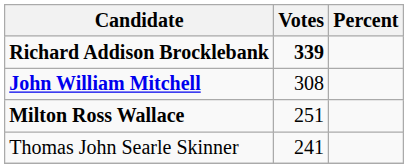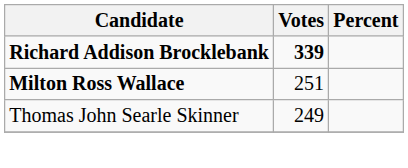- row: (105, 83)
(309, 147) 241 -> (309, 115) 249
